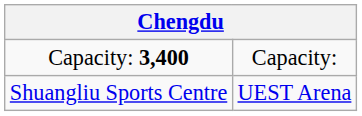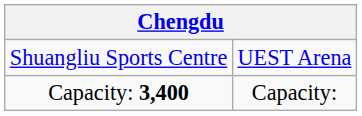rows swapped: (119, 92) <-> (119, 57)
